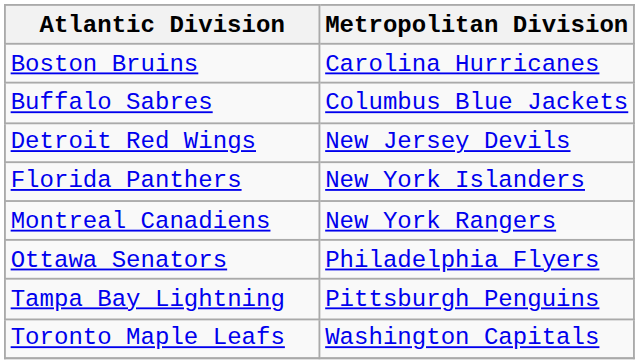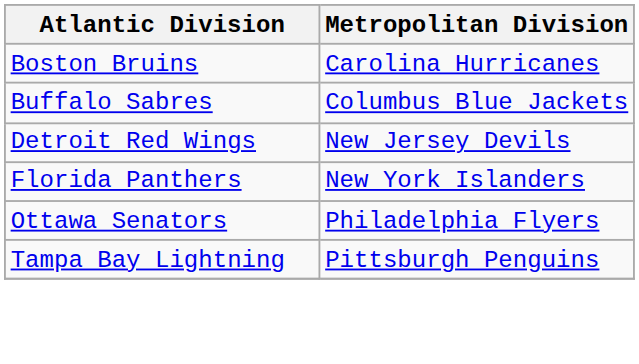- row: (141, 221)
- row: (148, 338)
